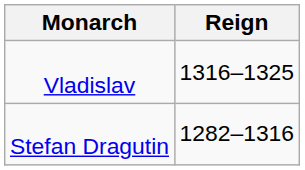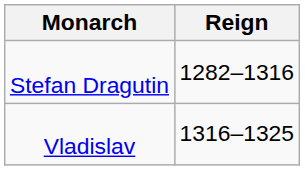rows swapped: (89, 146) <-> (89, 84)
